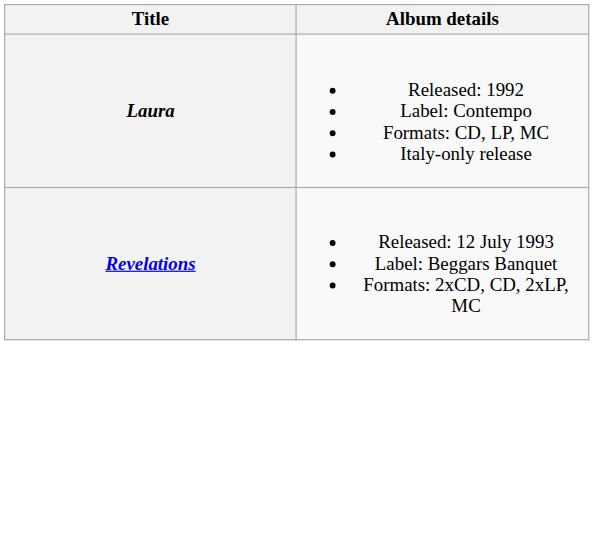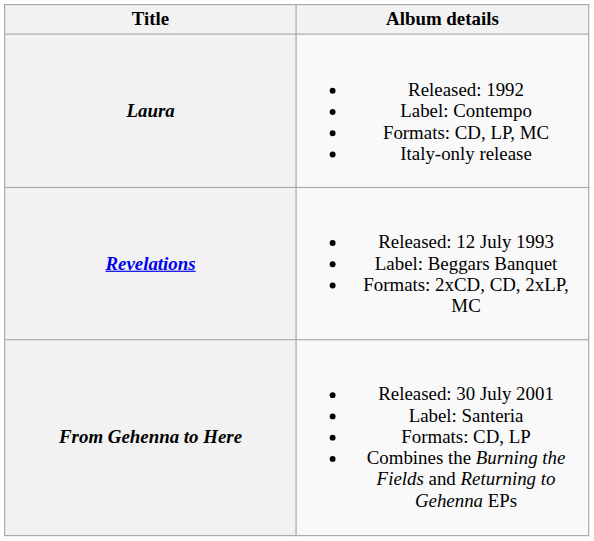+ row: (151, 437)
